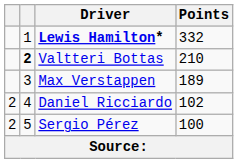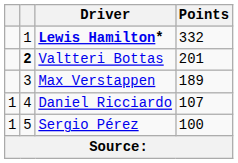(191, 60) 210 -> (191, 60) 201
(12, 103) 2 -> (12, 103) 1
(191, 103) 102 -> (191, 103) 107
(12, 125) 2 -> (12, 125) 1
